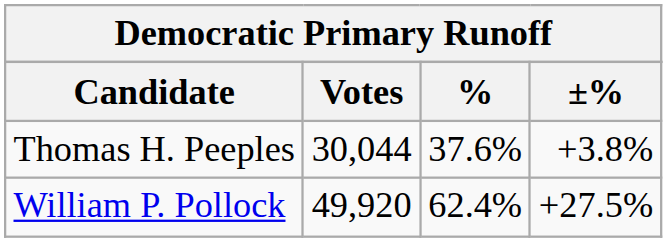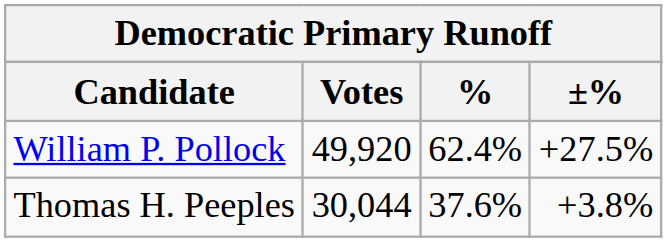rows swapped: (149, 206) <-> (154, 148)
